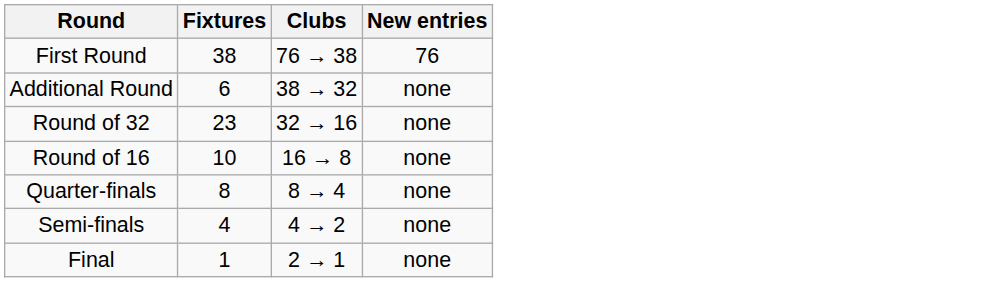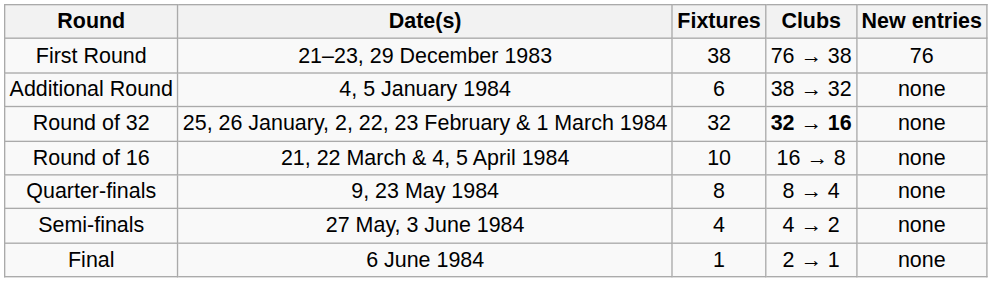+ column: (425, 21)
(225, 123) 23 -> (719, 123) 32
(317, 123) normal -> (811, 123) bold
